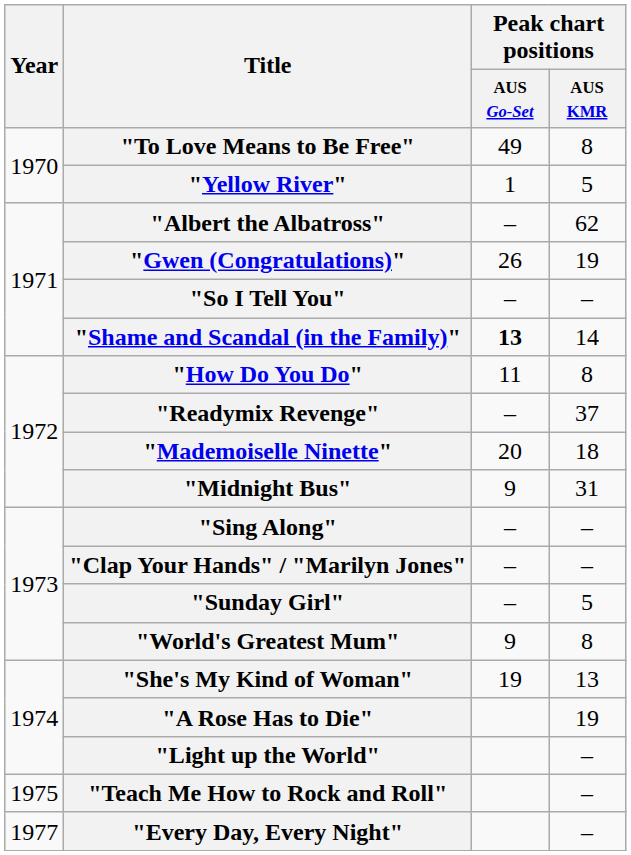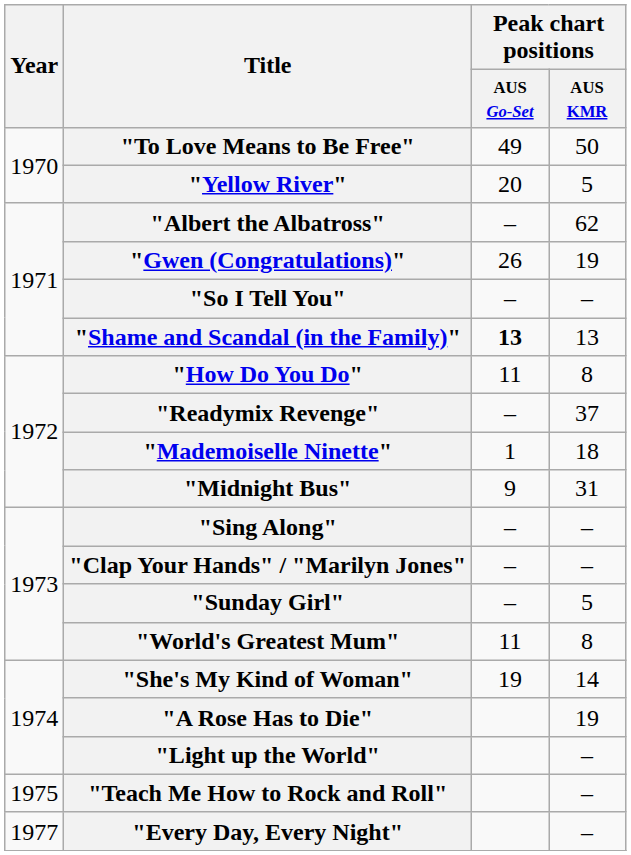(587, 146) 8 -> (587, 146) 50
(510, 184) 1 -> (510, 184) 20
(587, 336) 14 -> (587, 336) 13
(510, 450) 20 -> (510, 450) 1
(510, 640) 9 -> (510, 640) 11
(587, 678) 13 -> (587, 678) 14
